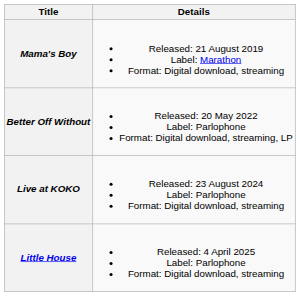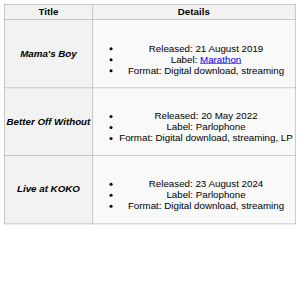- row: (48, 257)
